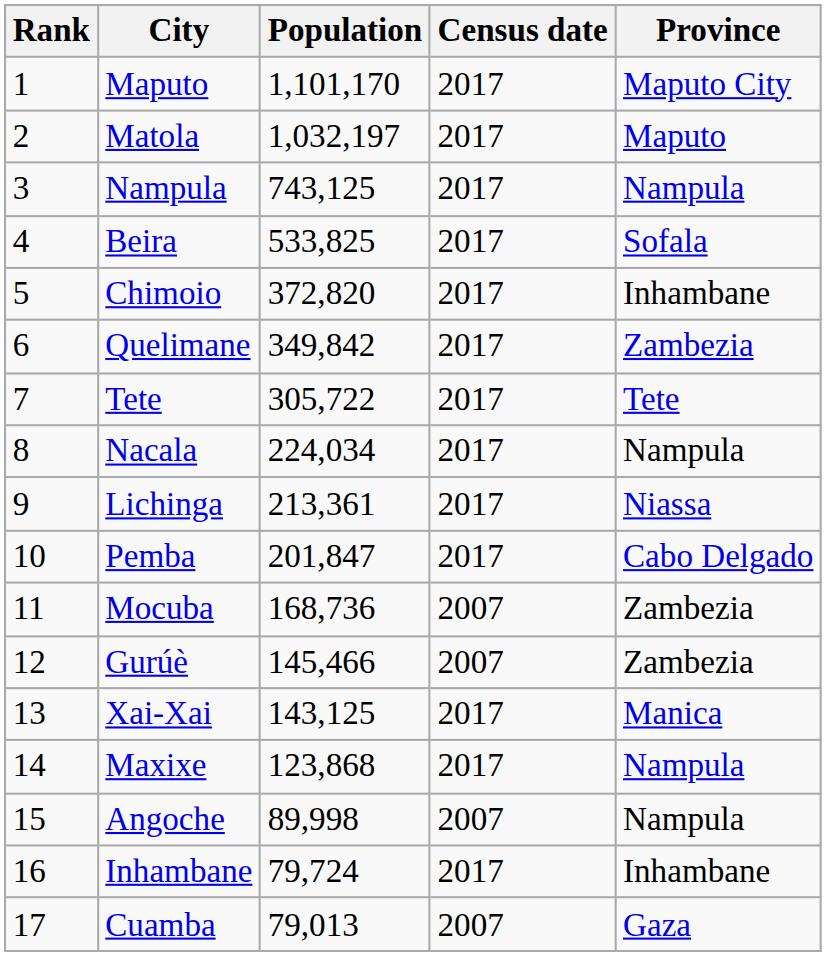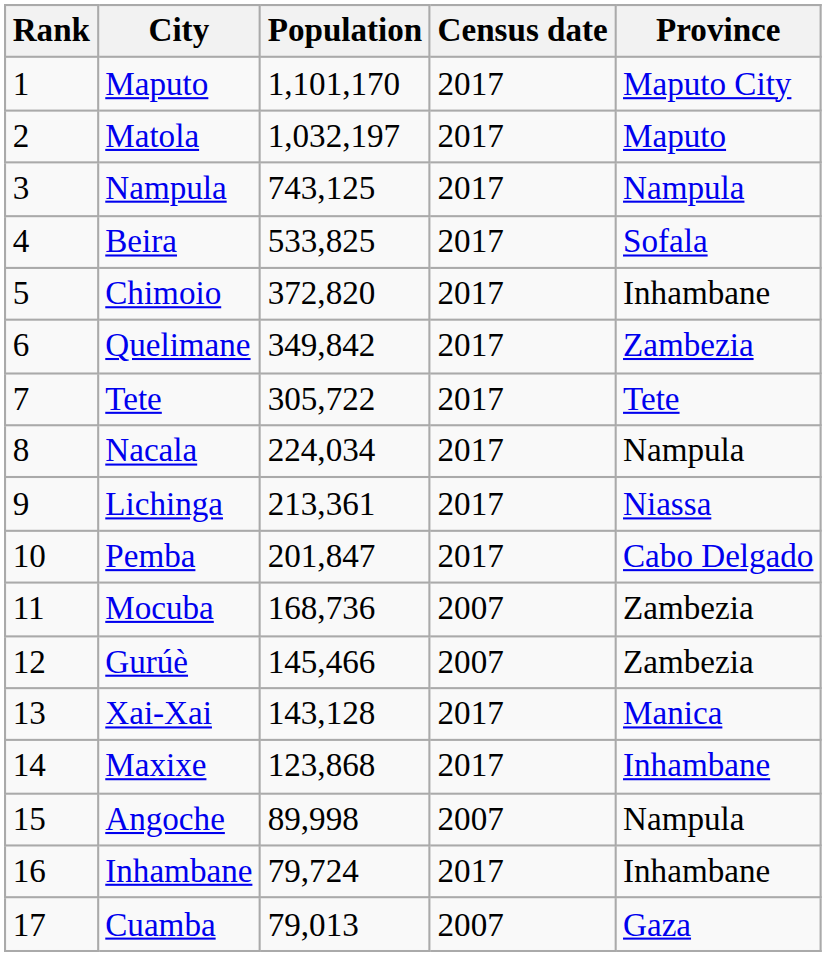(321, 713) 143,125 -> (321, 713) 143,128
(684, 766) Nampula -> (697, 766) Inhambane
